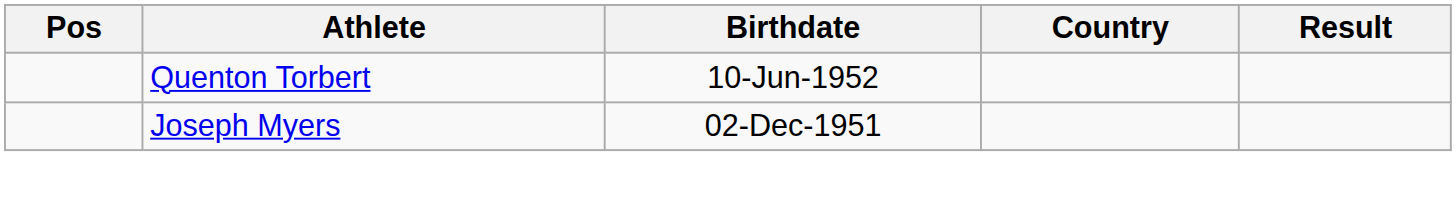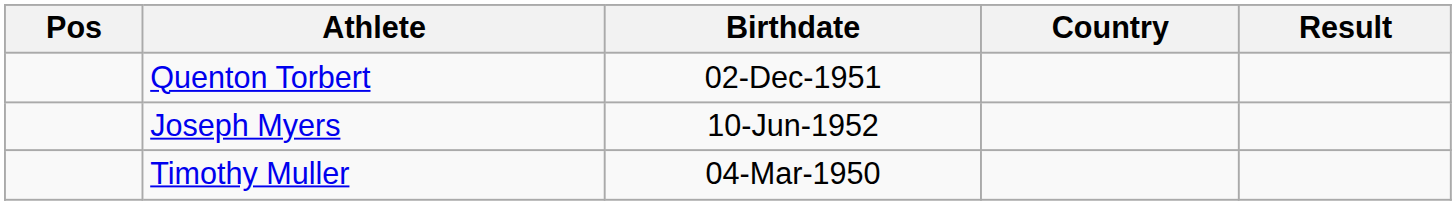(793, 77) 10-Jun-1952 -> (793, 77) 02-Dec-1951
(793, 125) 02-Dec-1951 -> (793, 125) 10-Jun-1952
+ row: (250, 174)
